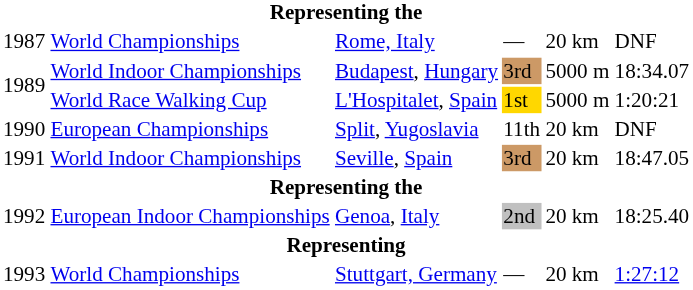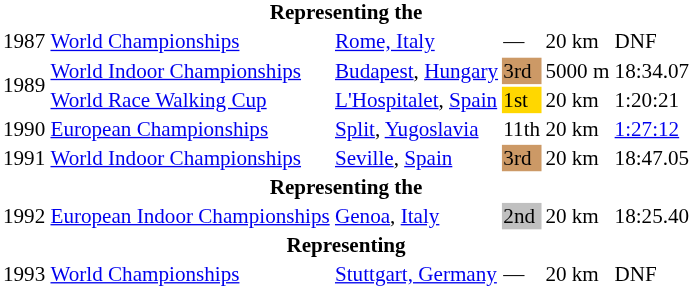(577, 99) 5000 m -> (572, 99) 20 km
(636, 128) DNF -> (647, 128) 1:27:12
(647, 274) 1:27:12 -> (636, 274) DNF
